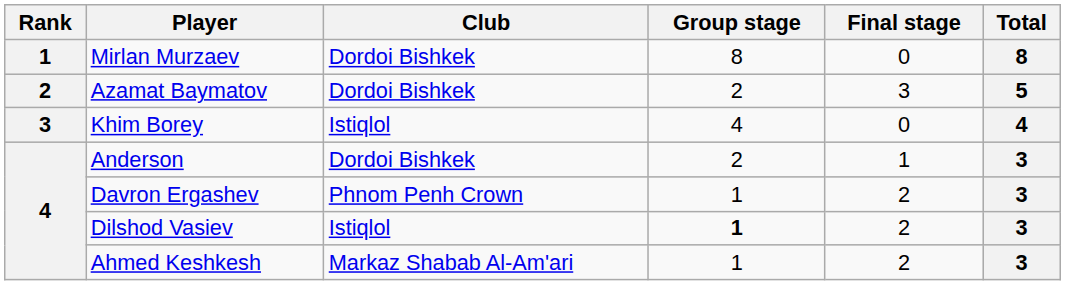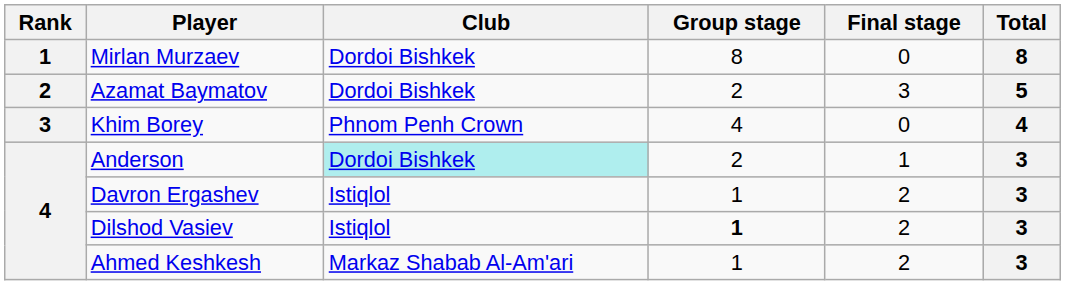(360, 125) Istiqlol -> (426, 125) Phnom Penh Crown
(402, 160) no background -> (402, 160) paleturquoise background
(426, 194) Phnom Penh Crown -> (360, 194) Istiqlol
